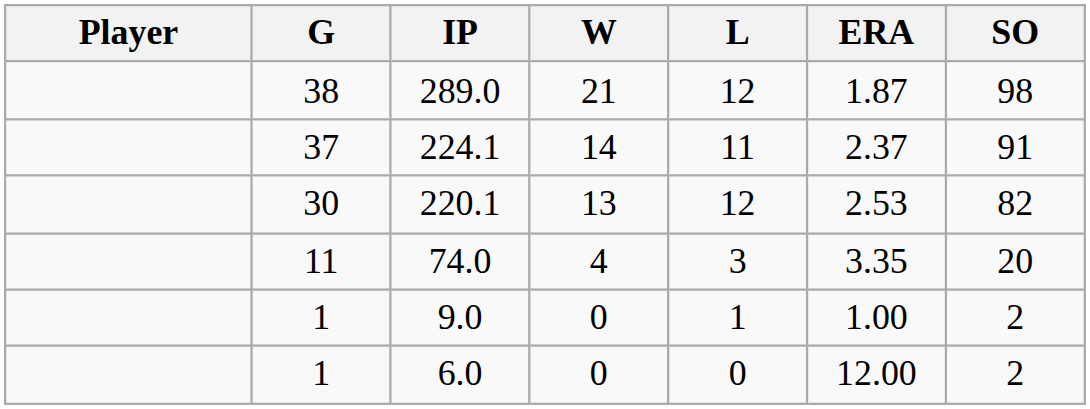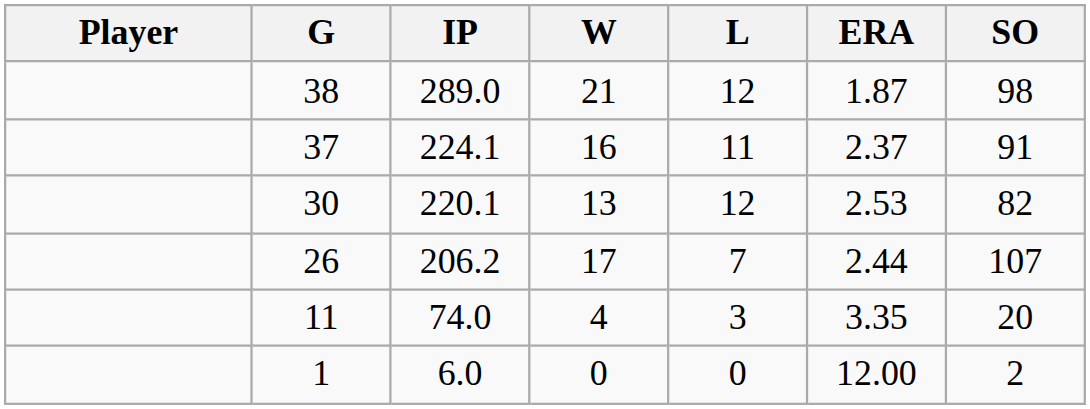(599, 146) 14 -> (599, 146) 16
+ row: (460, 260)
- row: (460, 317)
